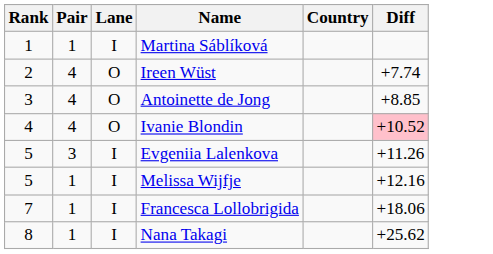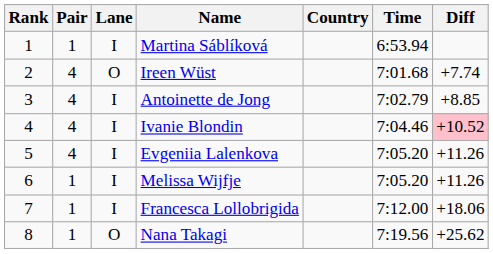+ column: (402, 18)
(114, 99) O -> (114, 99) I
(114, 126) O -> (114, 126) I
(72, 153) 3 -> (72, 153) 4
(28, 180) 5 -> (28, 180) 6
(401, 180) +12.16 -> (460, 180) +11.26
(114, 235) I -> (114, 235) O
